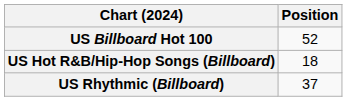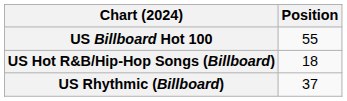(310, 38) 52 -> (310, 38) 55
